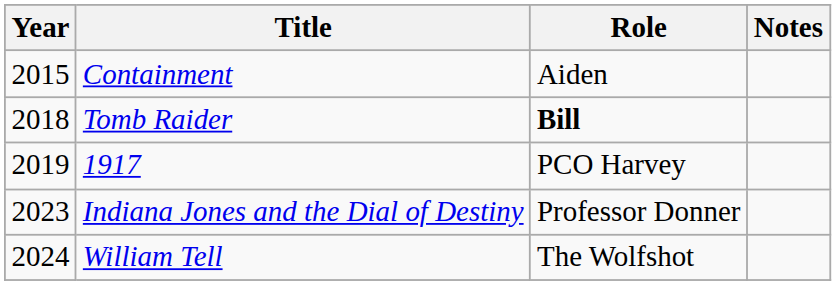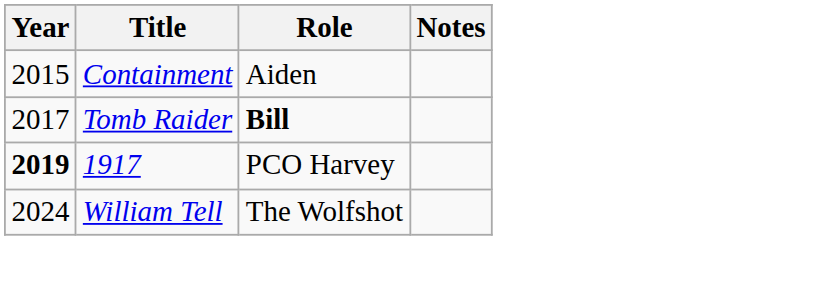(41, 119) 2018 -> (41, 119) 2017
(41, 165) normal -> (41, 165) bold
- row: (303, 211)
